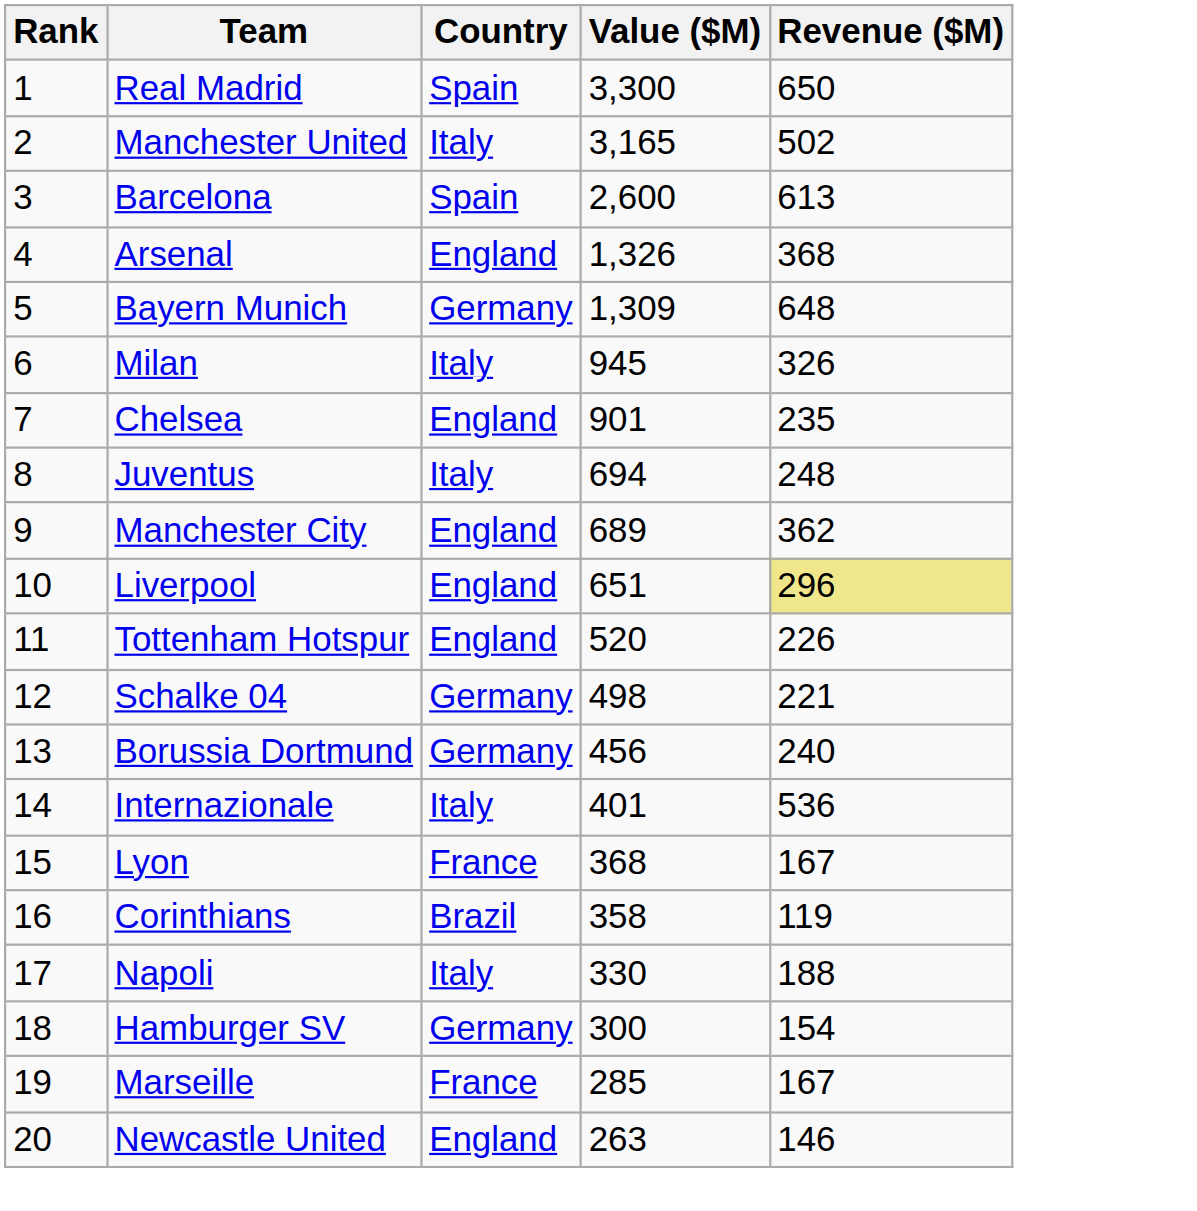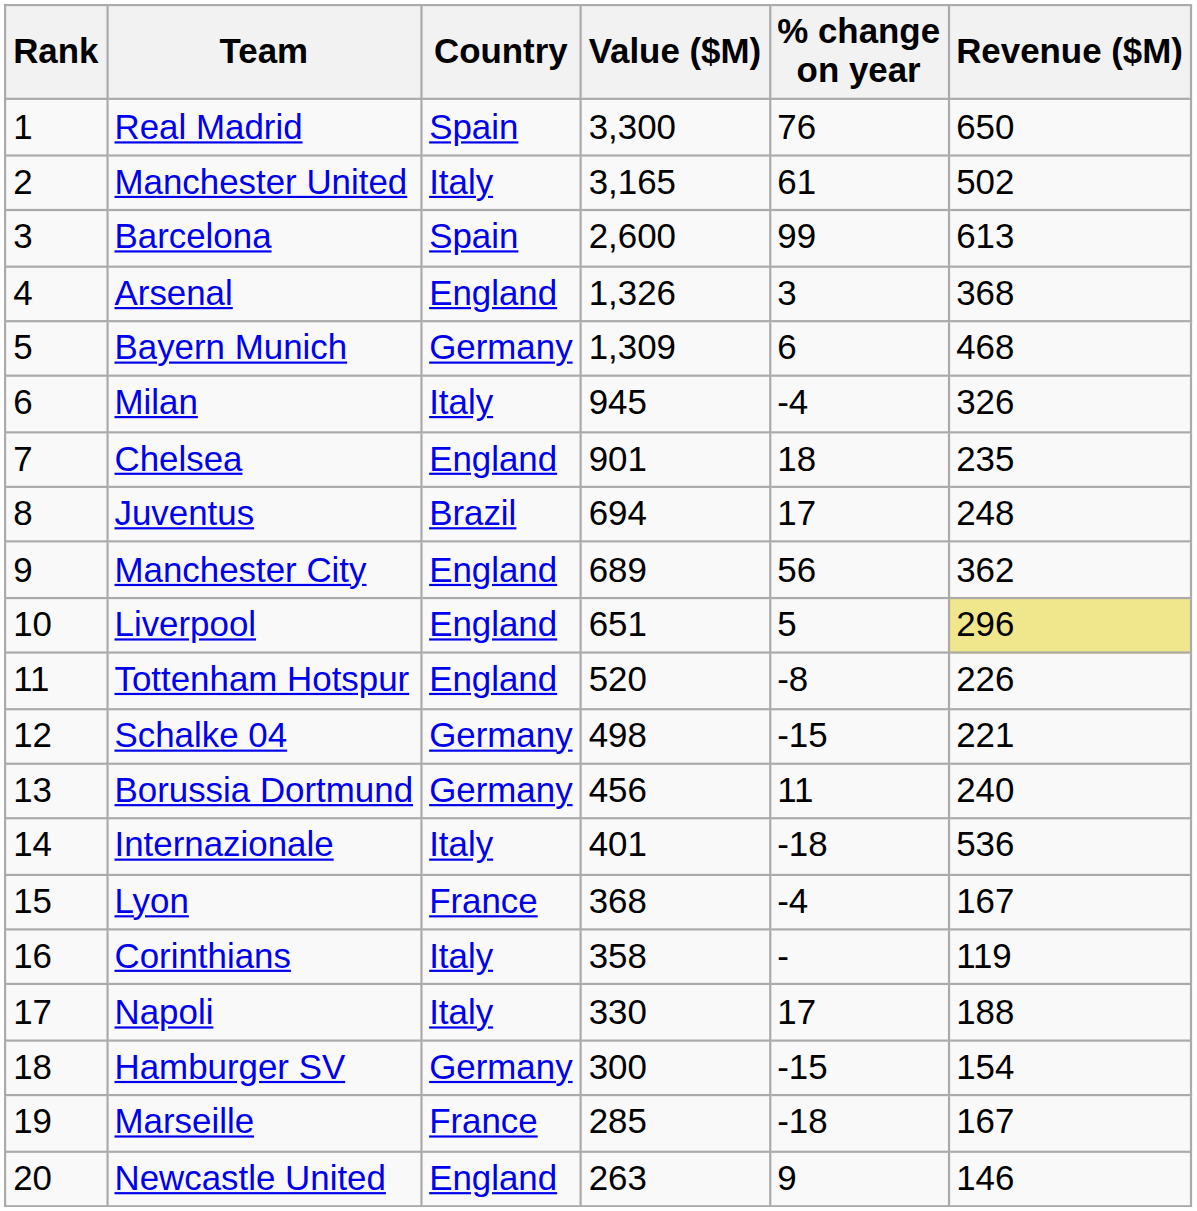+ column: (859, 51)
(806, 308) 648 -> (985, 347) 468
(461, 474) Italy -> (473, 513) Brazil
(473, 917) Brazil -> (461, 956) Italy
